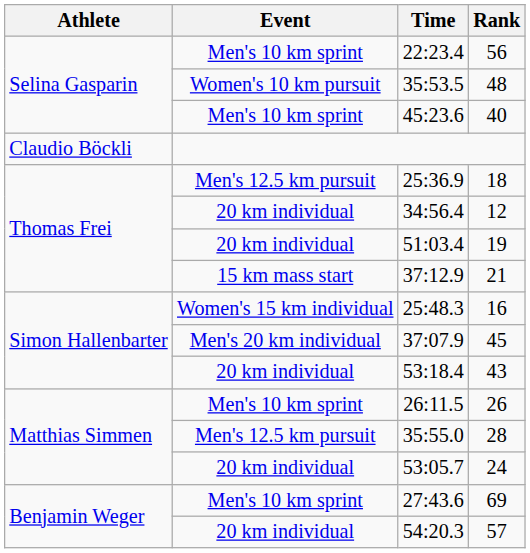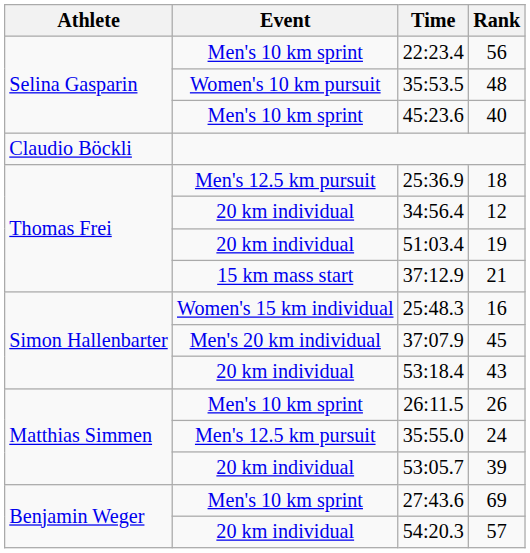(497, 436) 28 -> (497, 436) 24
(497, 468) 24 -> (497, 468) 39
